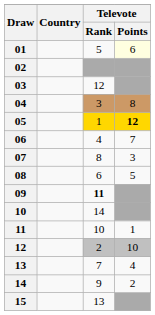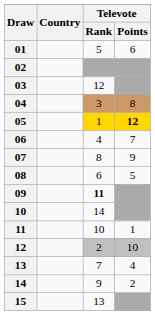(133, 49) lightyellow background -> (133, 49) no background
(133, 157) 3 -> (133, 157) 9
